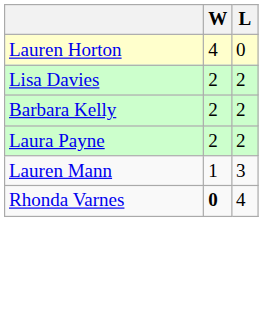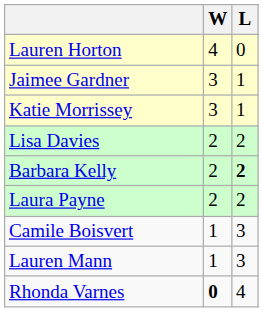+ row: (69, 79)
+ row: (71, 110)
(241, 110) normal -> (241, 170) bold
+ row: (71, 230)
